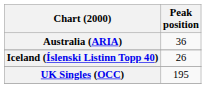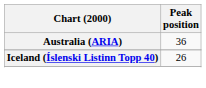- row: (82, 74)
